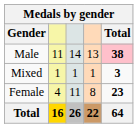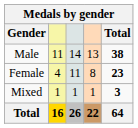(117, 53) pink background -> (117, 53) no background
rows swapped: (27, 92) <-> (27, 73)
